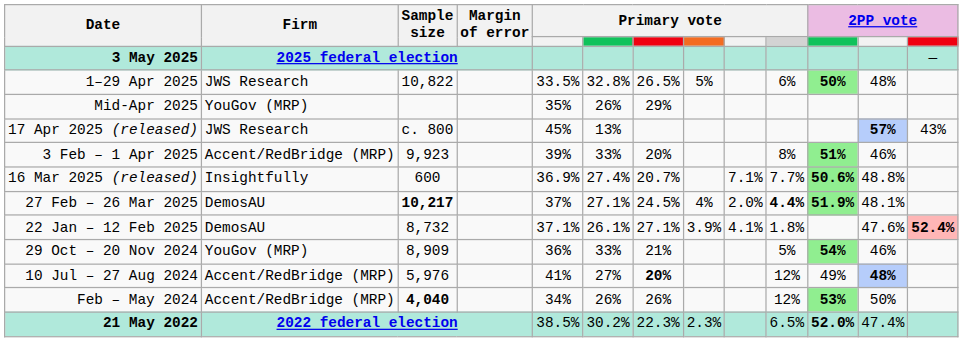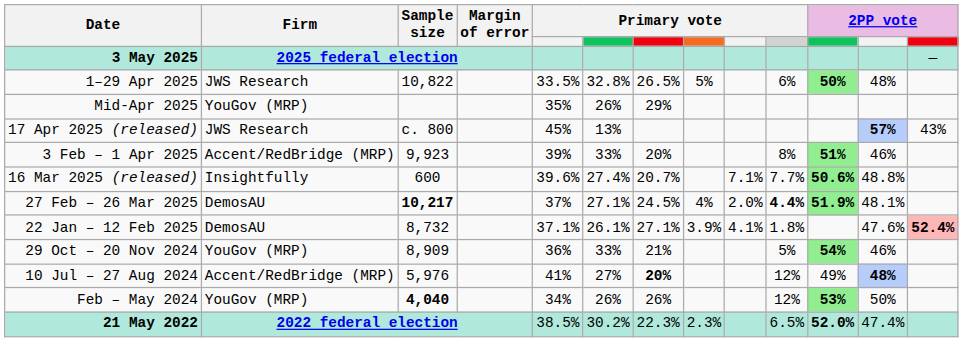(558, 179) 36.9% -> (558, 179) 39.6%
(300, 300) Accent/RedBridge (MRP) -> (257, 300) YouGov (MRP)
